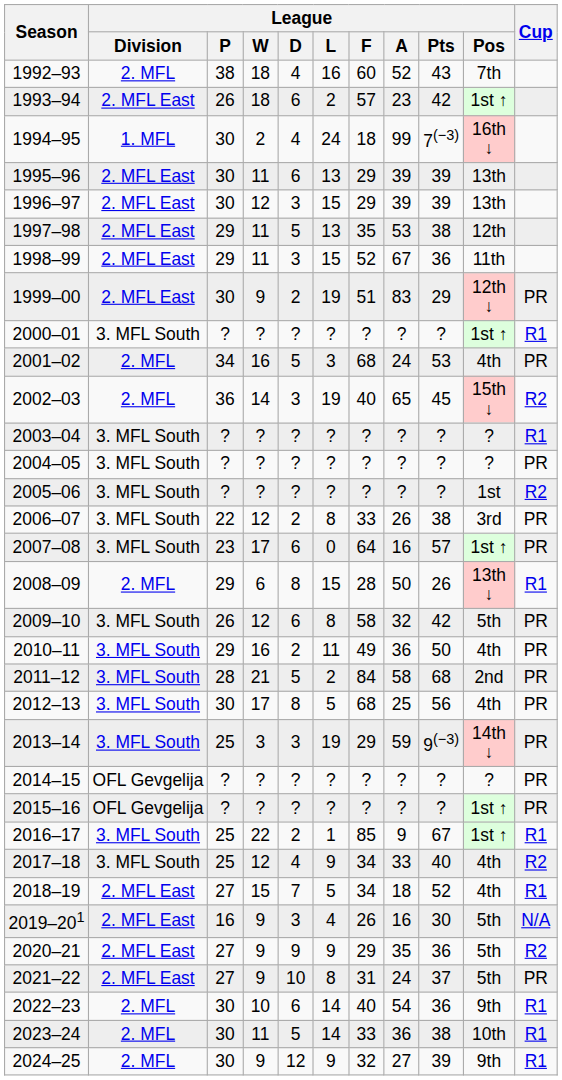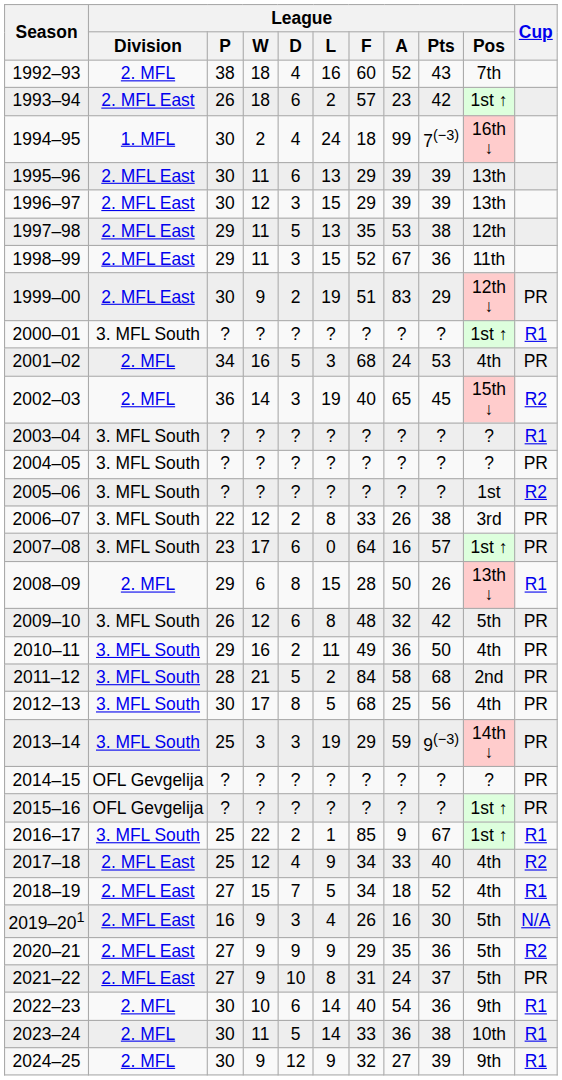(366, 622) 58 -> (366, 622) 48
(148, 863) 3. MFL South -> (148, 863) 2. MFL East
